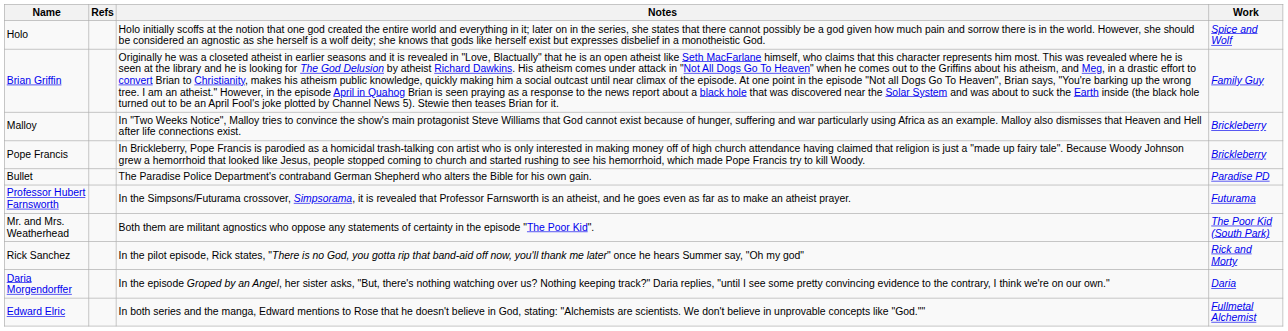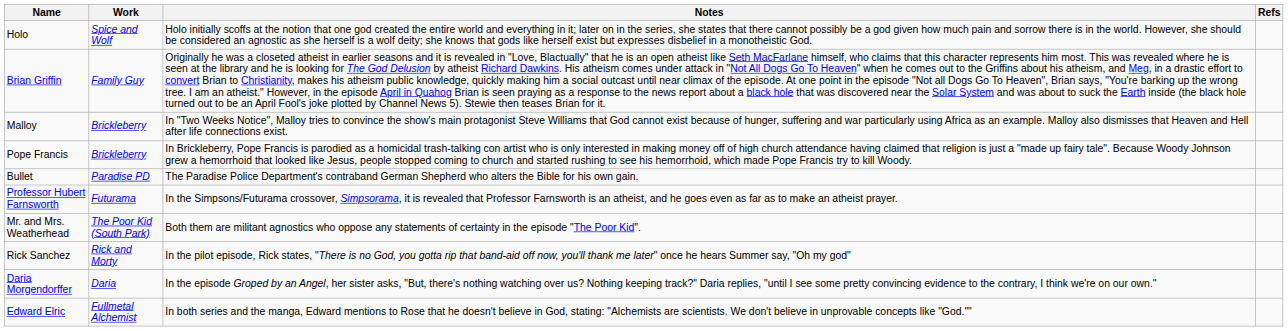columns swapped: (1246, 12) <-> (103, 12)
